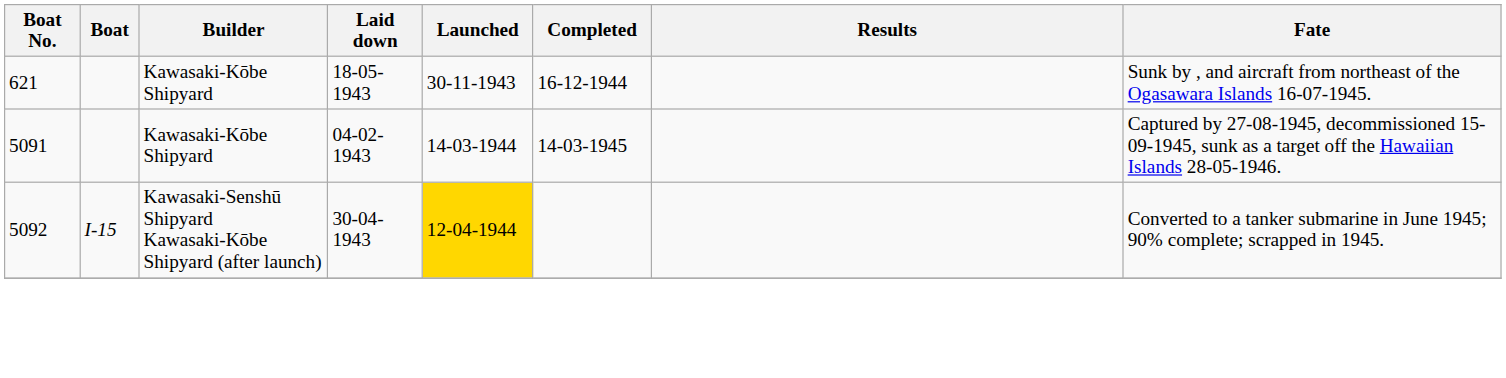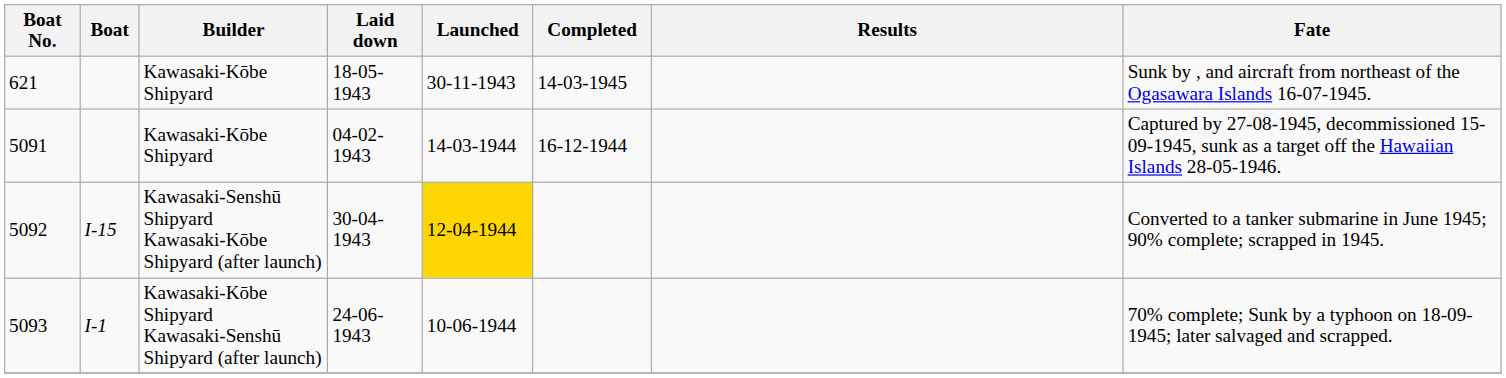(582, 82) 16-12-1944 -> (582, 82) 14-03-1945
(582, 145) 14-03-1945 -> (582, 145) 16-12-1944
+ row: (28, 325)
